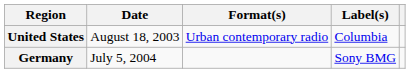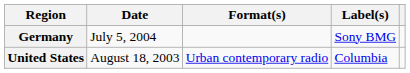rows swapped: (46, 36) <-> (46, 57)
